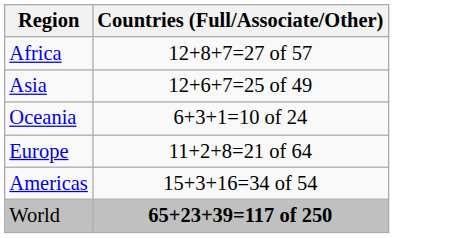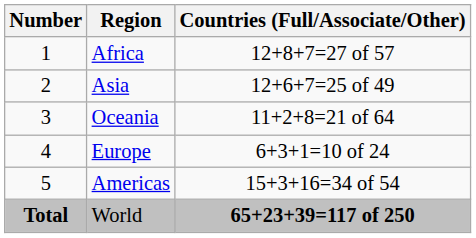+ column: (46, 20)
(240, 118) 6+3+1=10 of 24 -> (323, 118) 11+2+8=21 of 64
(240, 150) 11+2+8=21 of 64 -> (323, 150) 6+3+1=10 of 24
